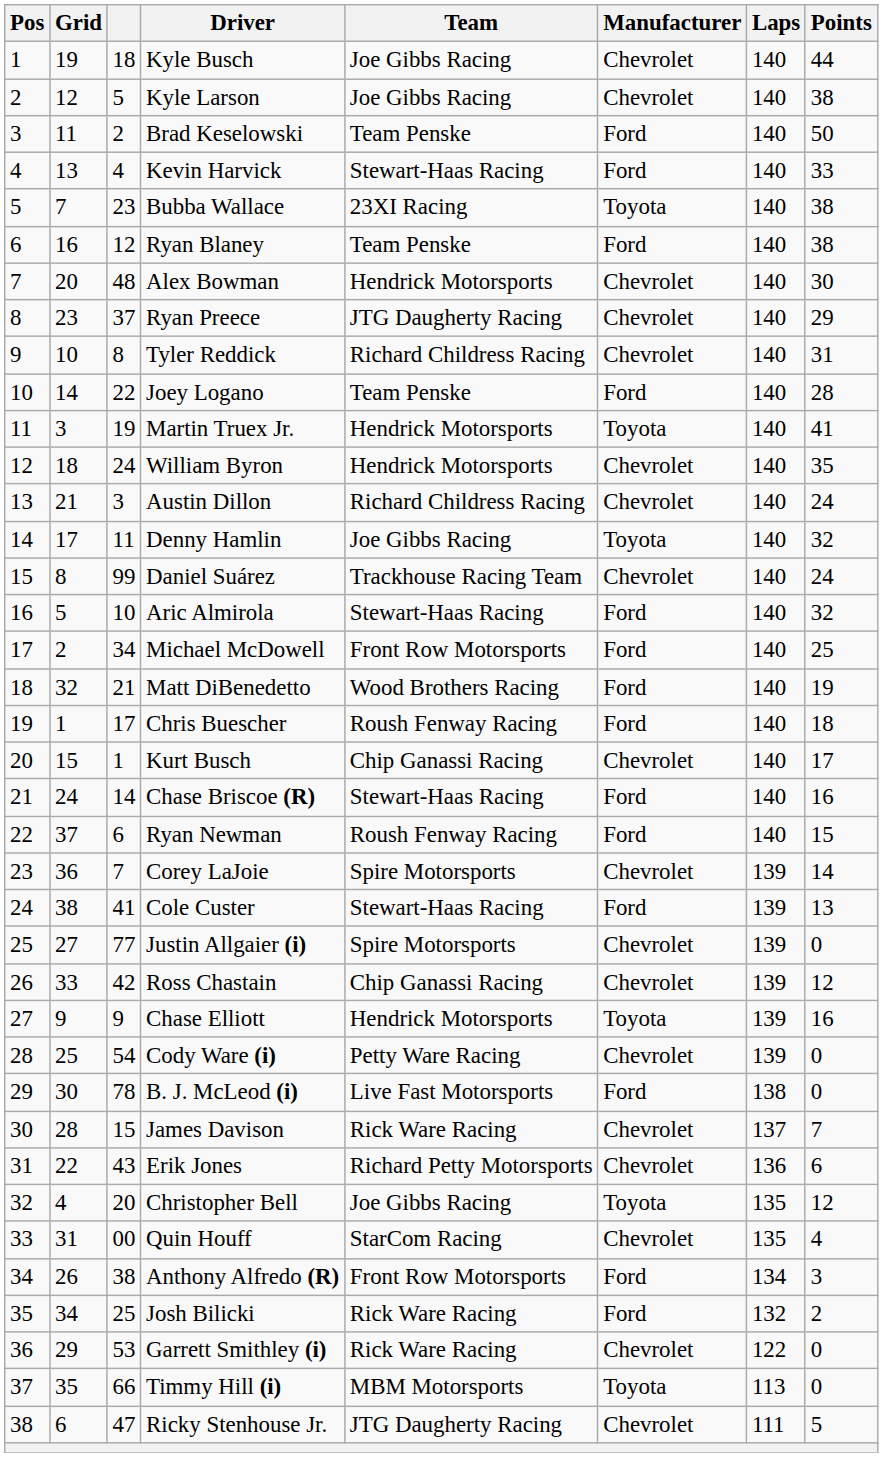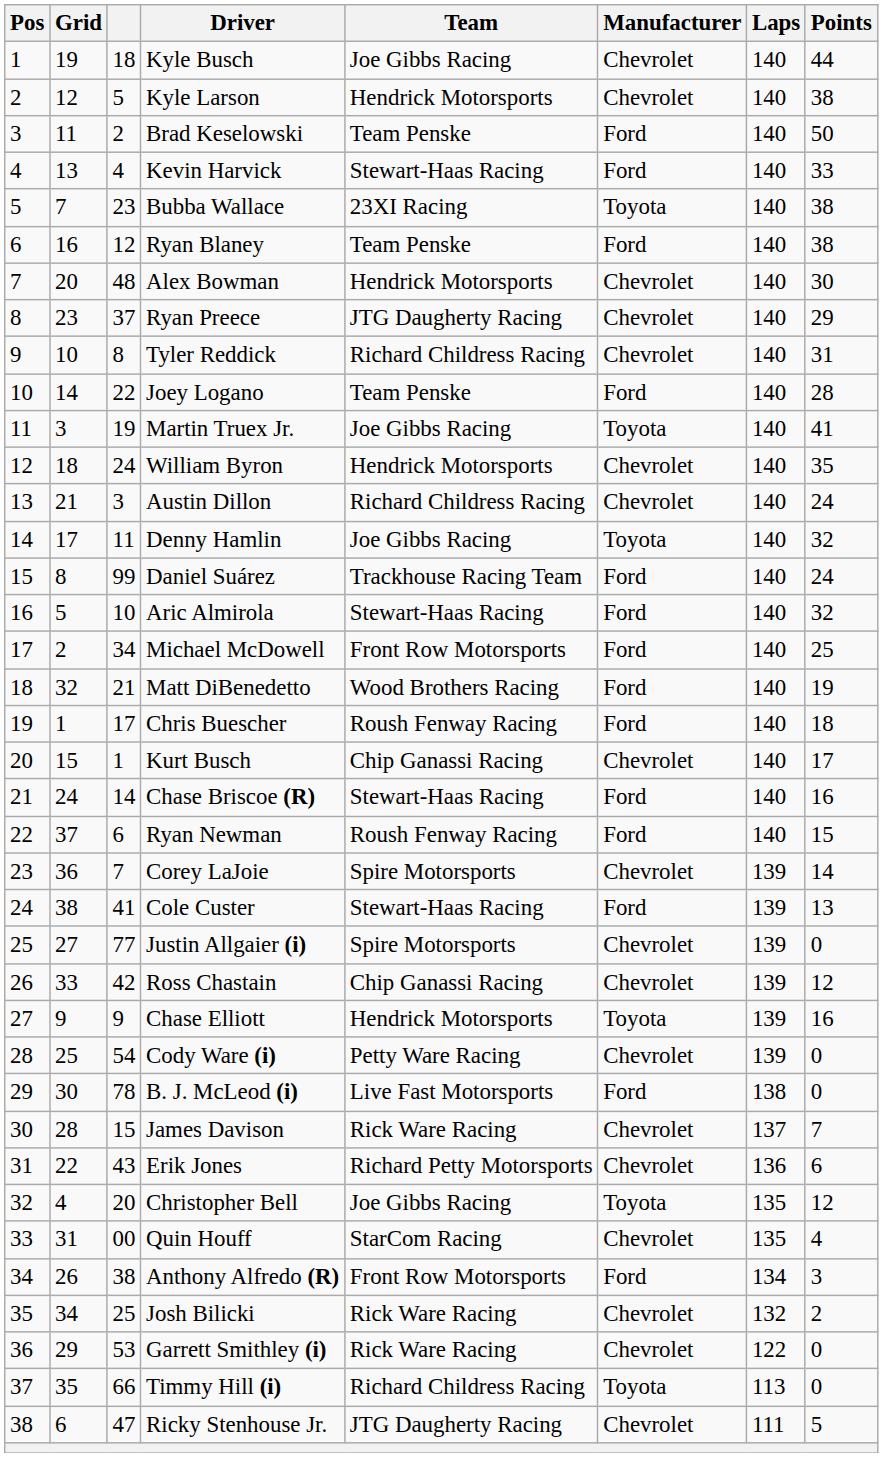(431, 96) Joe Gibbs Racing -> (451, 96) Hendrick Motorsports
(451, 428) Hendrick Motorsports -> (431, 428) Joe Gibbs Racing
(648, 575) Chevrolet -> (625, 575) Ford
(625, 1312) Ford -> (648, 1312) Chevrolet
(437, 1386) MBM Motorsports -> (467, 1386) Richard Childress Racing
